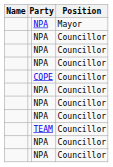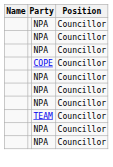- row: (41, 24)
